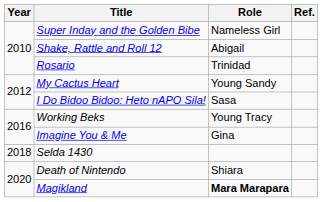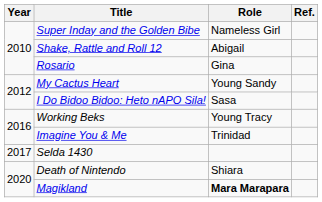(231, 65) Trinidad -> (223, 65) Gina
(223, 135) Gina -> (231, 135) Trinidad
(19, 153) 2018 -> (19, 153) 2017
